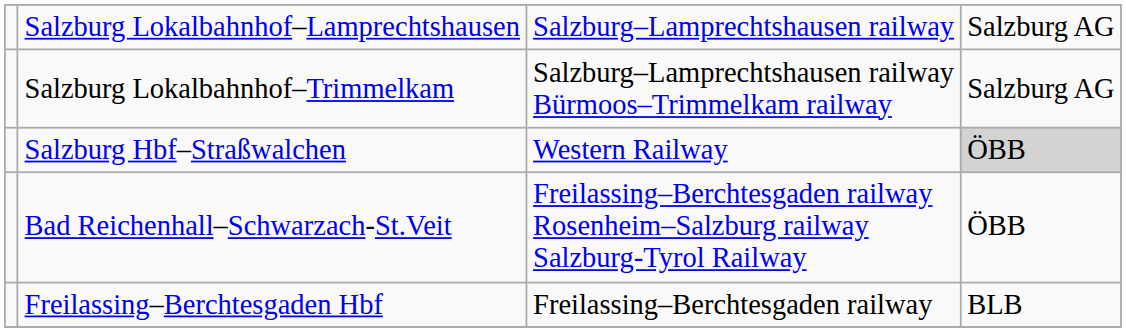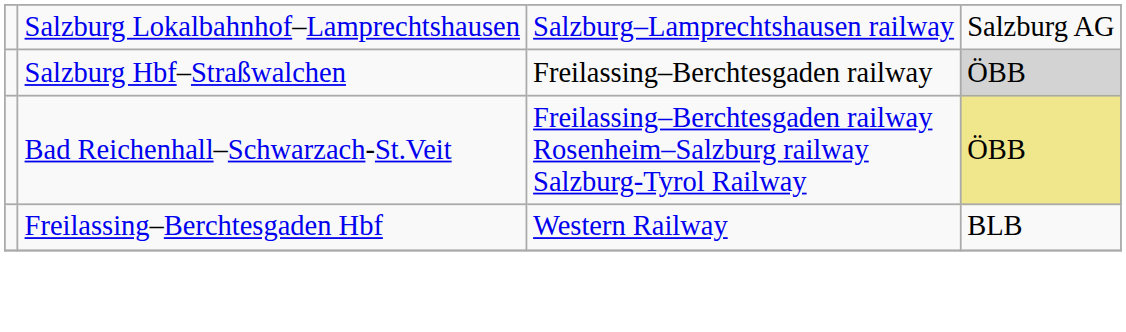- row: (239, 88)
(630, 149) Western Railway -> (733, 72) Freilassing–Berchtesgaden railway
(996, 226) no background -> (996, 149) khaki background
(733, 303) Freilassing–Berchtesgaden railway -> (630, 226) Western Railway
